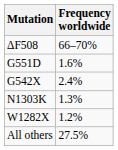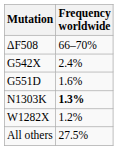rows swapped: (24, 81) <-> (24, 63)
(70, 99) normal -> (71, 99) bold
